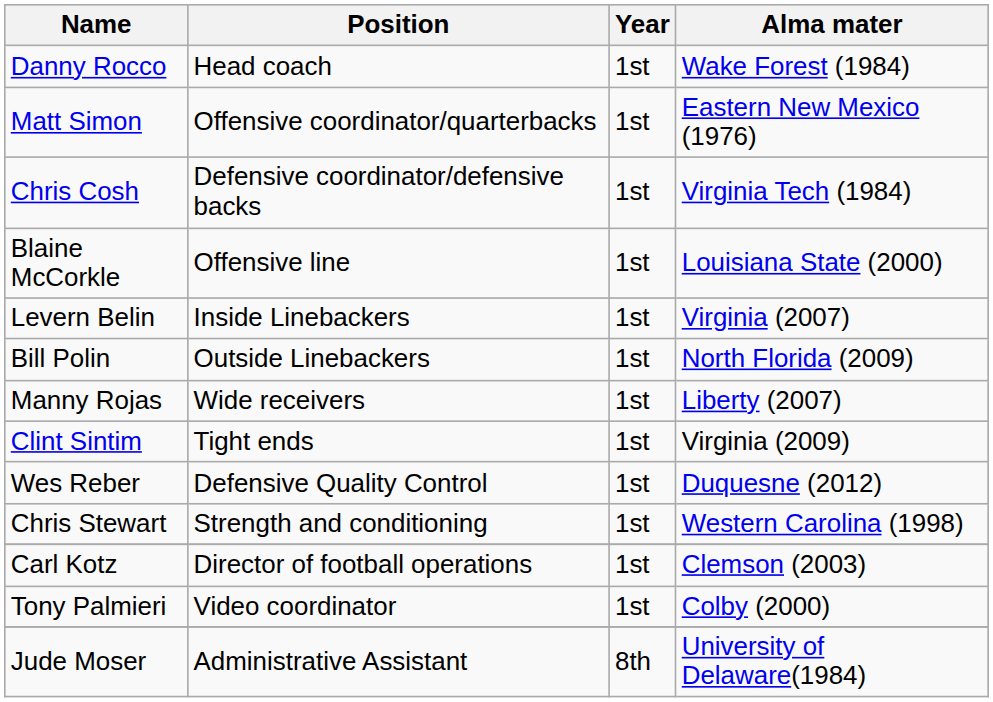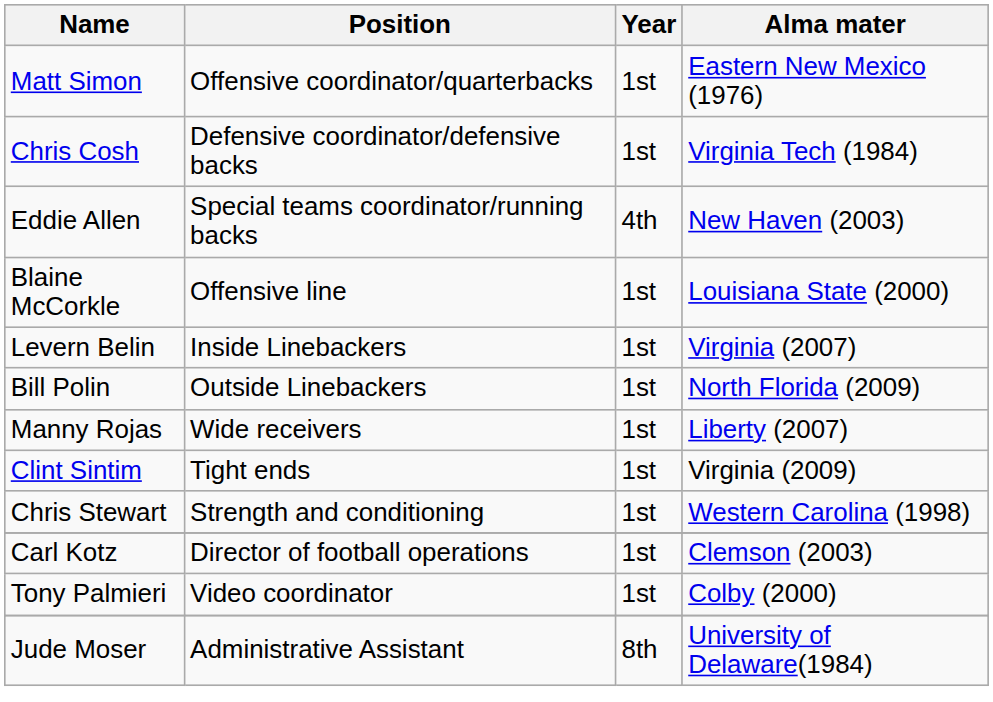- row: (89, 66)
+ row: (76, 221)
- row: (75, 482)
